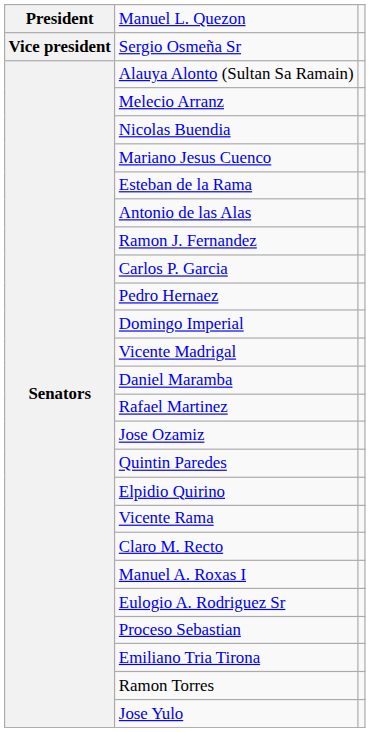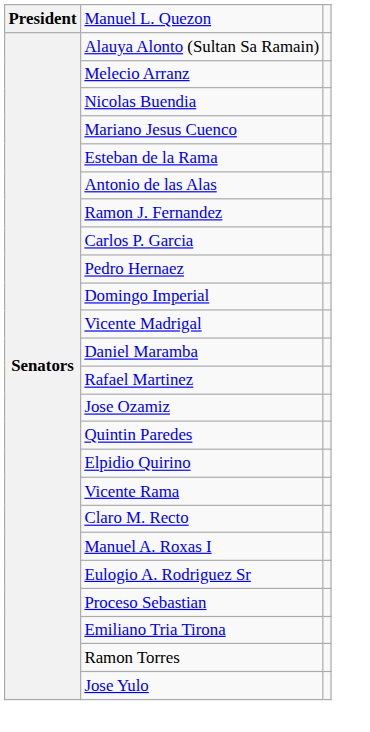- row: (180, 46)
